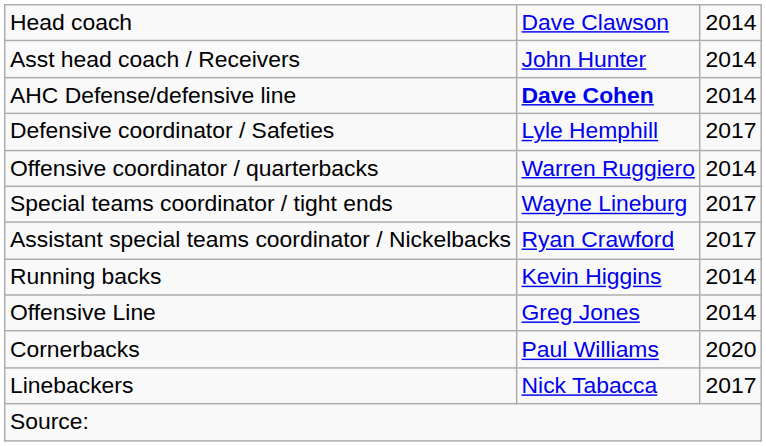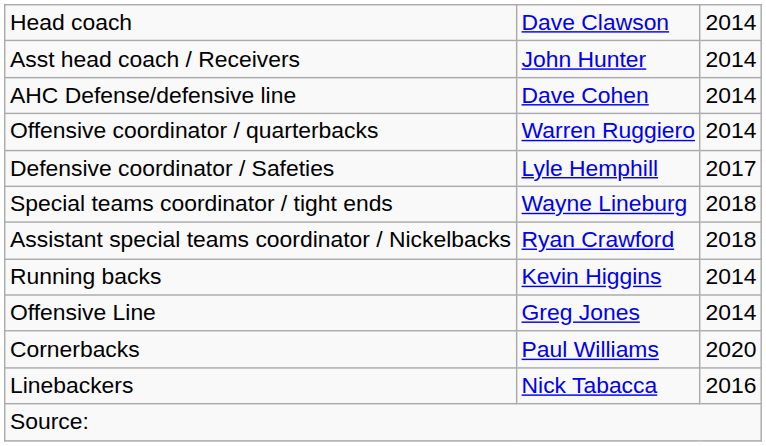(588, 95) bold -> (585, 95) normal
rows swapped: (194, 167) <-> (172, 131)
(731, 204) 2017 -> (731, 204) 2018
(731, 240) 2017 -> (731, 240) 2018
(731, 385) 2017 -> (731, 385) 2016
